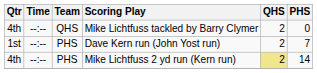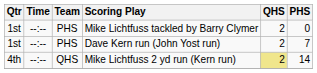(14, 28) 4th -> (14, 28) 1st
(67, 28) QHS -> (67, 28) PHS
(67, 60) PHS -> (67, 60) QHS
